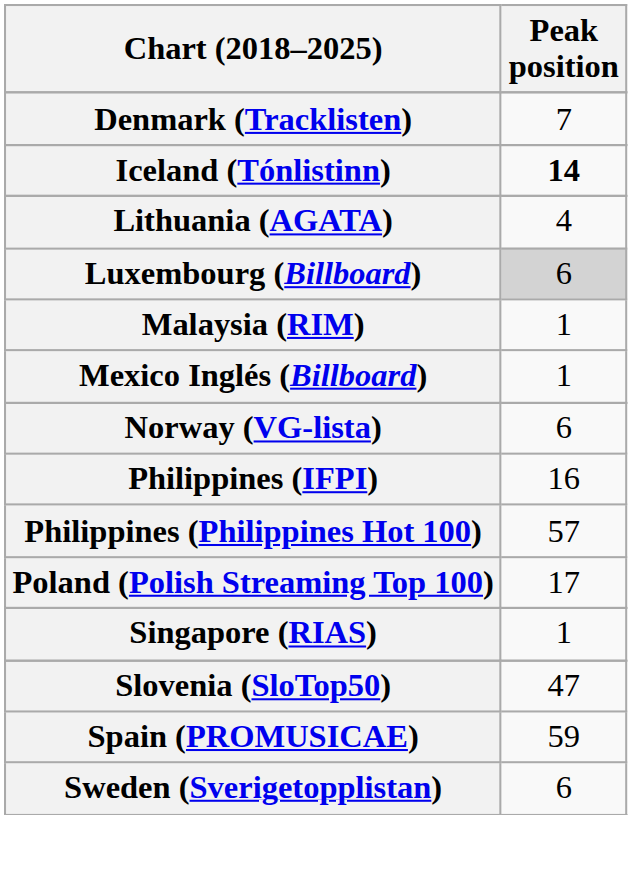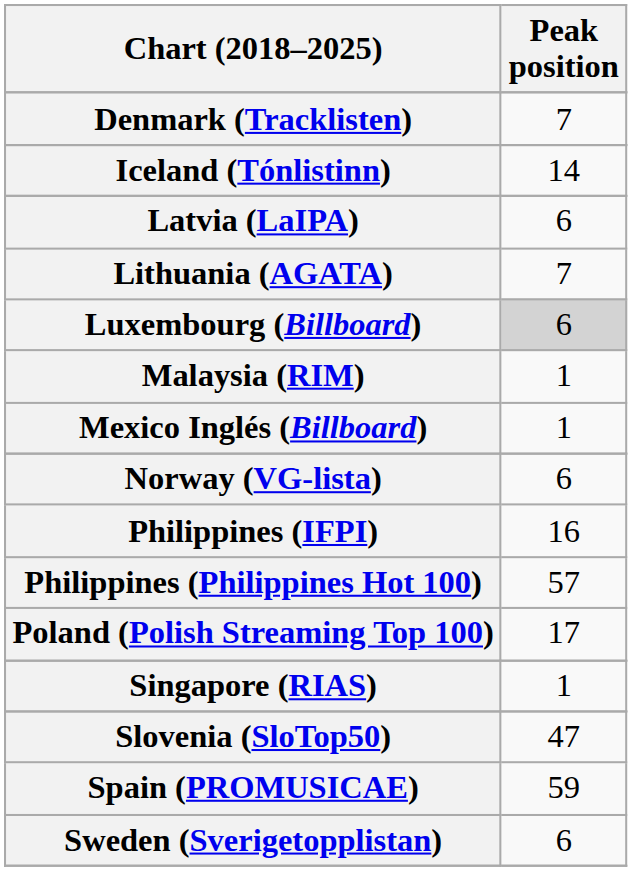(564, 169) bold -> (564, 169) normal
+ row: (253, 221)
(564, 221) 4 -> (564, 272) 7
